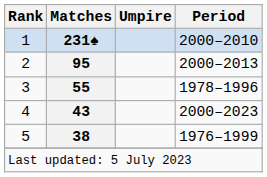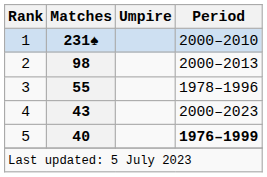(81, 64) 95 -> (81, 64) 98
(81, 136) 38 -> (81, 136) 40
(219, 136) normal -> (219, 136) bold
